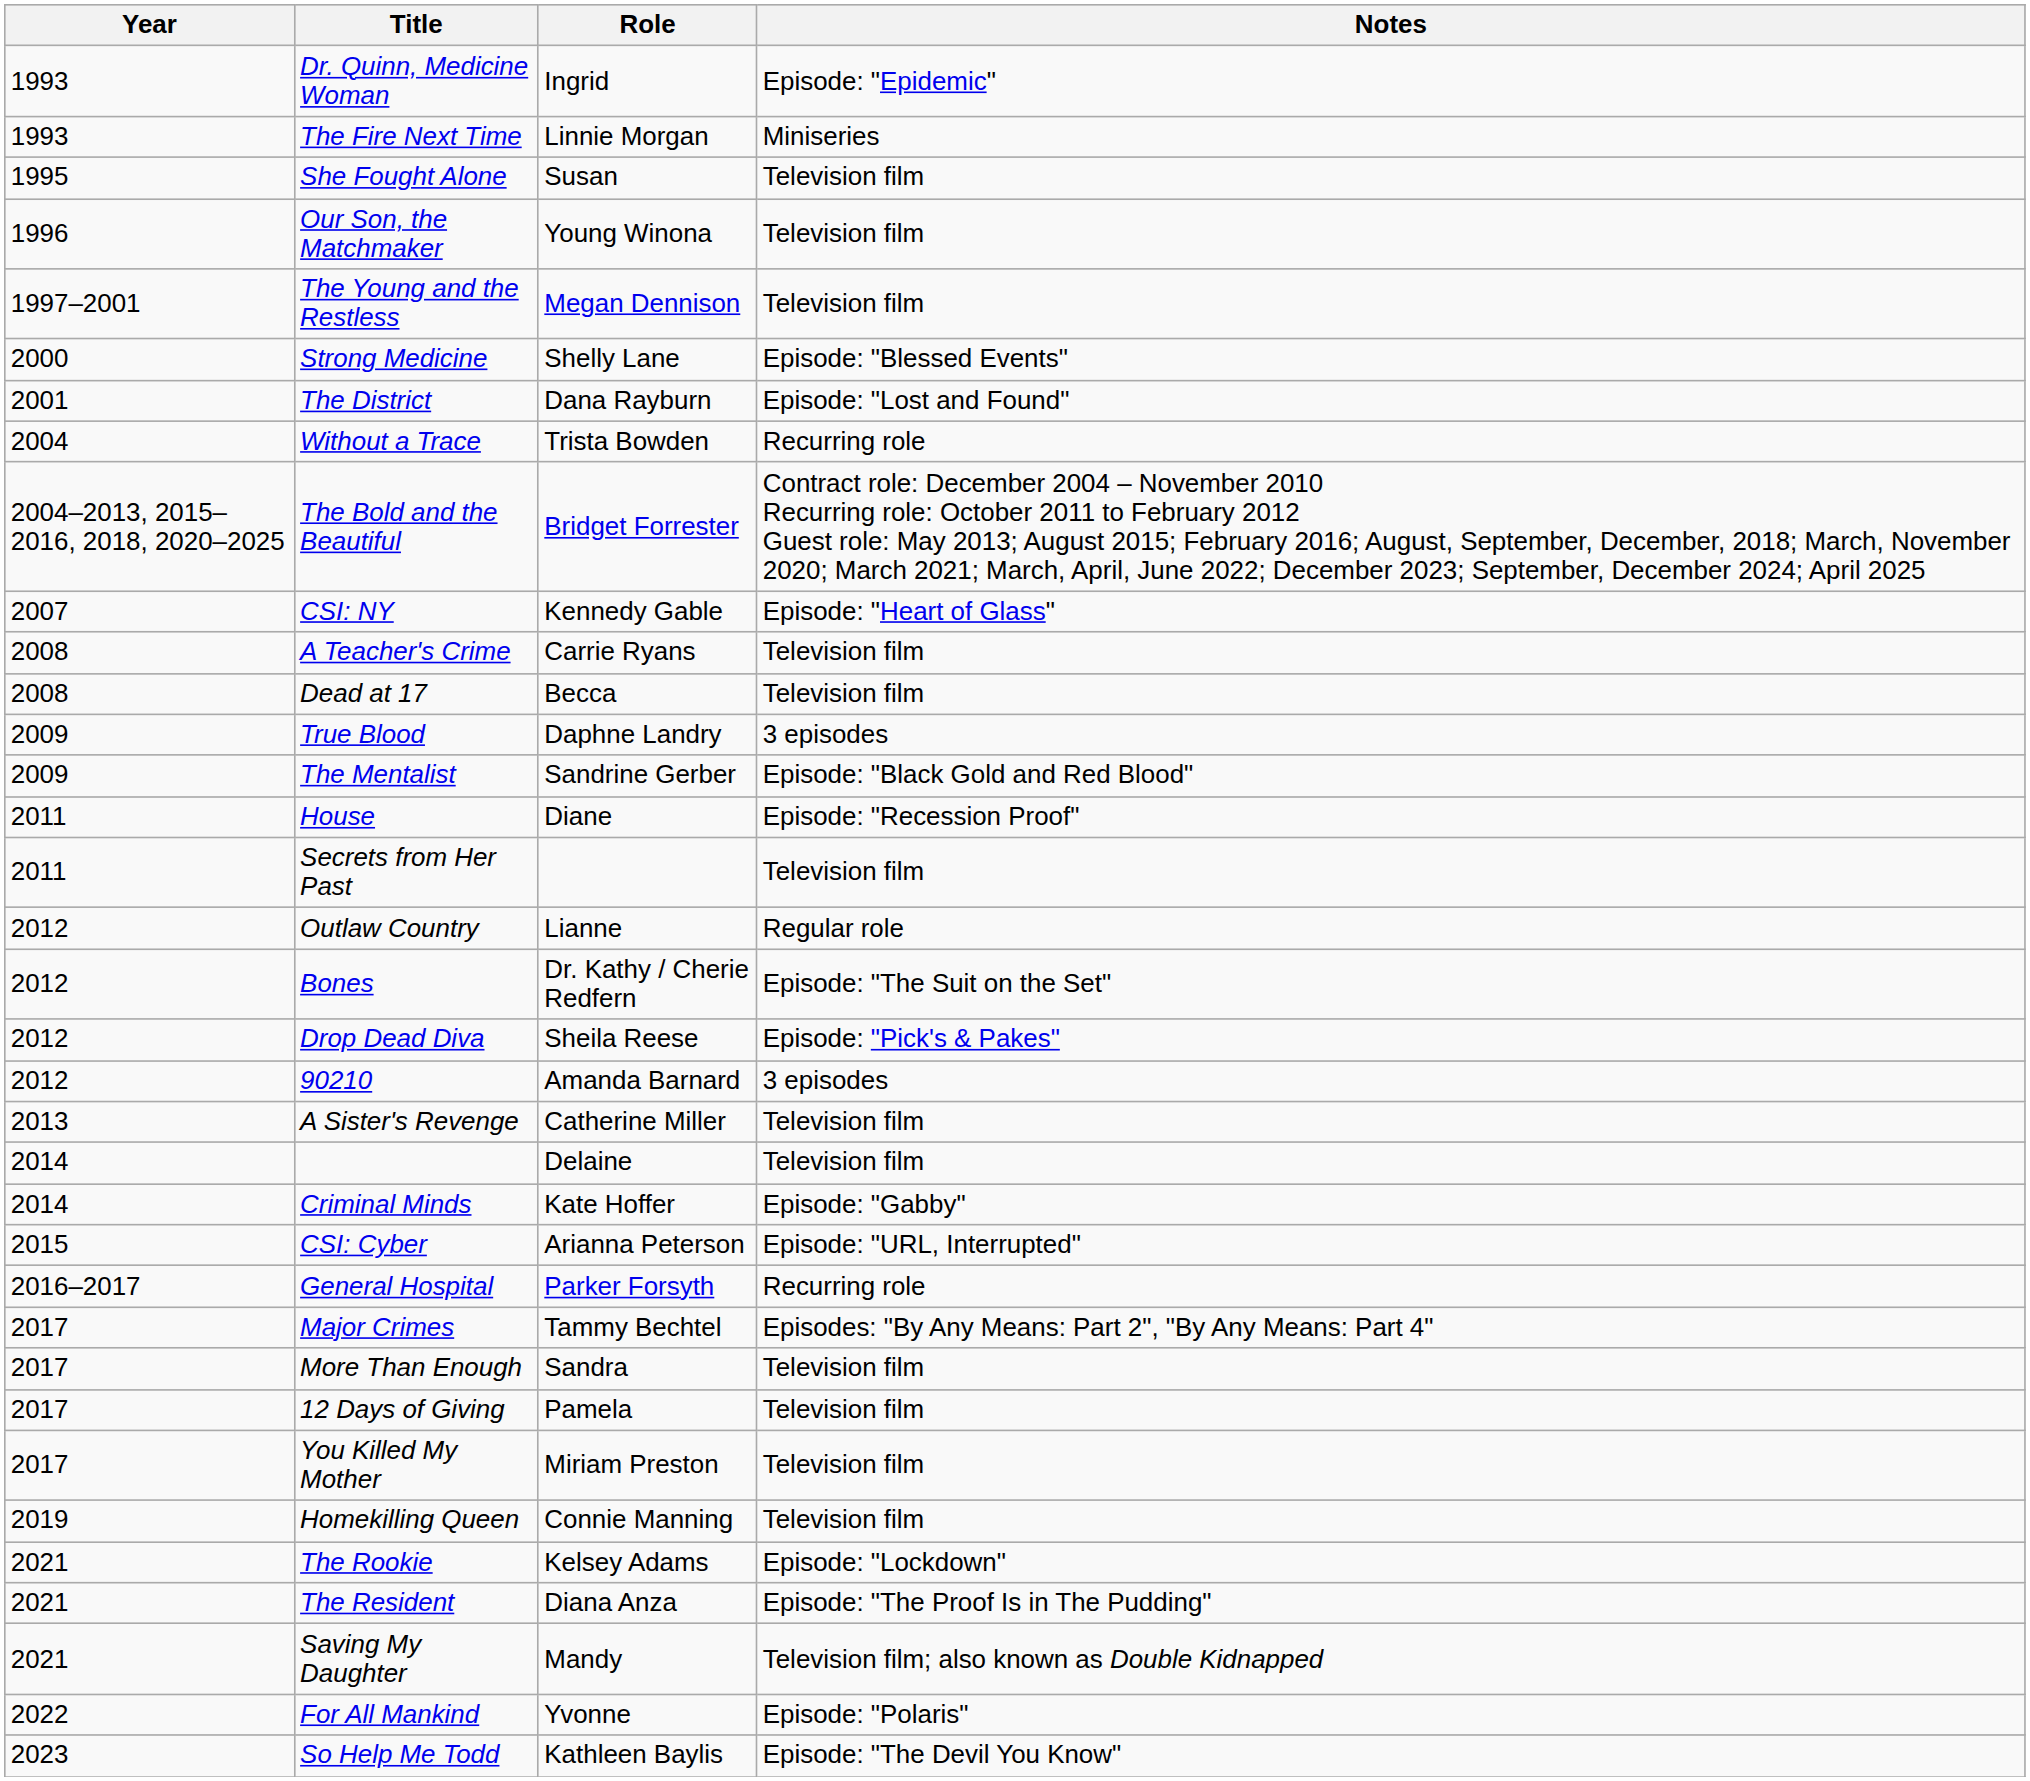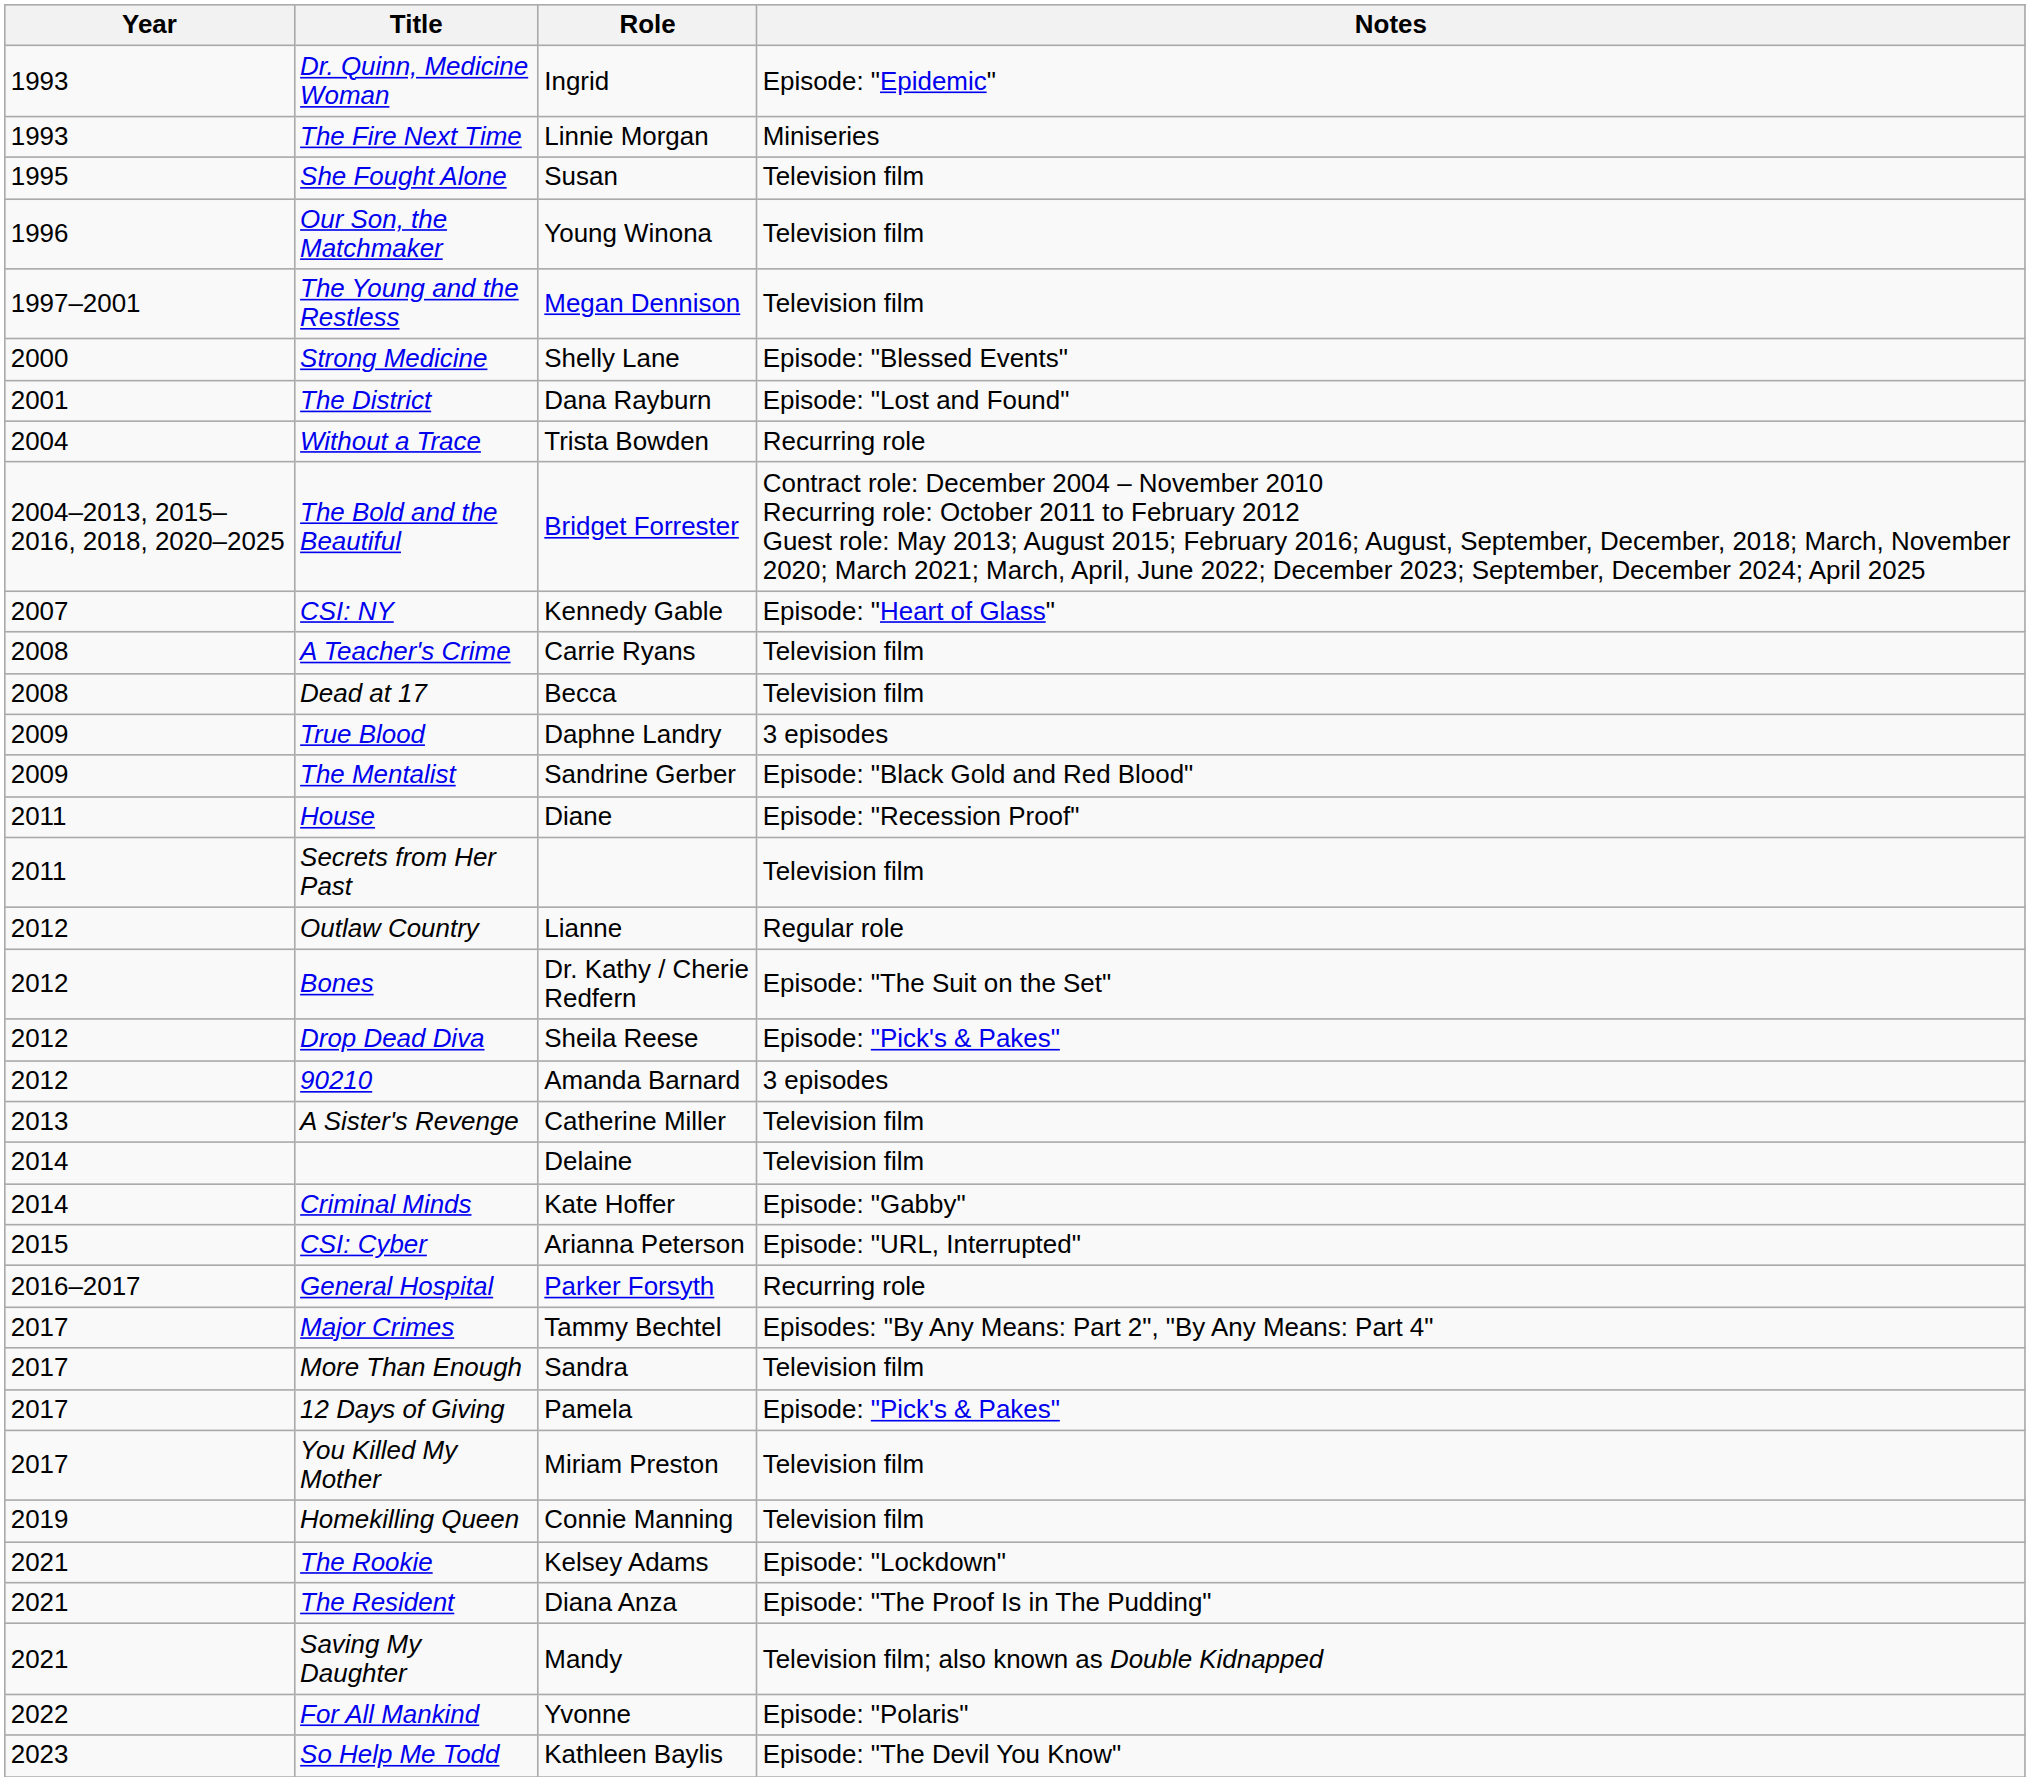(843, 1409) Television film -> (911, 1409) Episode: "Pick's & Pakes"
